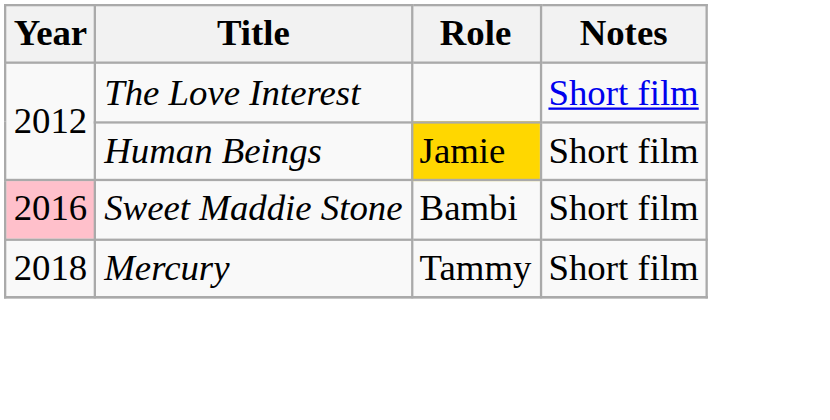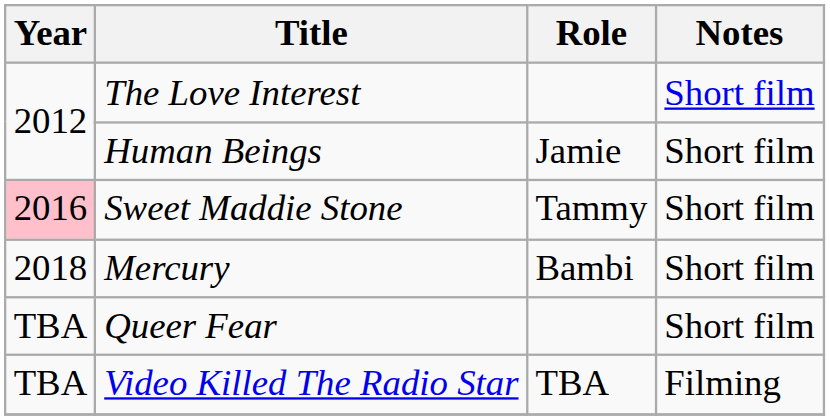(463, 150) gold background -> (578, 150) no background
(469, 208) Bambi -> (591, 208) Tammy
(476, 267) Tammy -> (585, 267) Bambi
+ row: (191, 325)
+ row: (311, 383)
